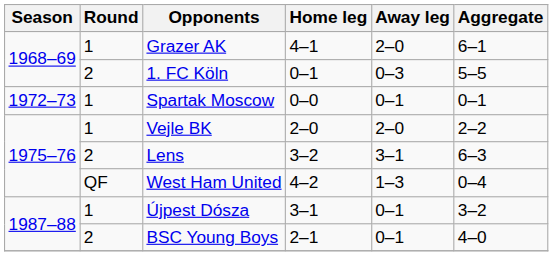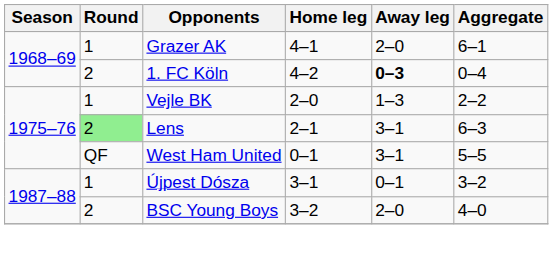(304, 73) 0–1 -> (304, 73) 4–2
(390, 73) normal -> (390, 73) bold
(472, 73) 5–5 -> (472, 73) 0–4
- row: (210, 100)
(390, 127) 2–0 -> (390, 100) 1–3
(89, 155) no background -> (89, 127) lightgreen background
(304, 155) 3–2 -> (304, 127) 2–1
(304, 182) 4–2 -> (304, 155) 0–1
(390, 182) 1–3 -> (390, 155) 3–1
(472, 182) 0–4 -> (472, 155) 5–5
(304, 237) 2–1 -> (304, 210) 3–2
(390, 237) 0–1 -> (390, 210) 2–0
